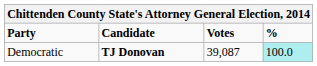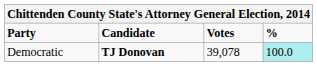(223, 52) 39,087 -> (223, 52) 39,078
